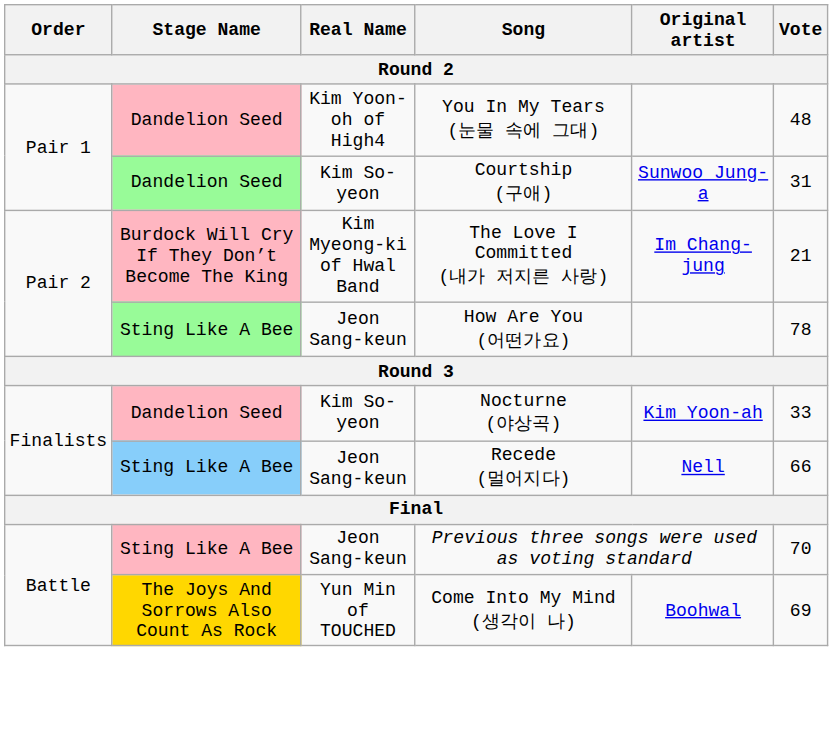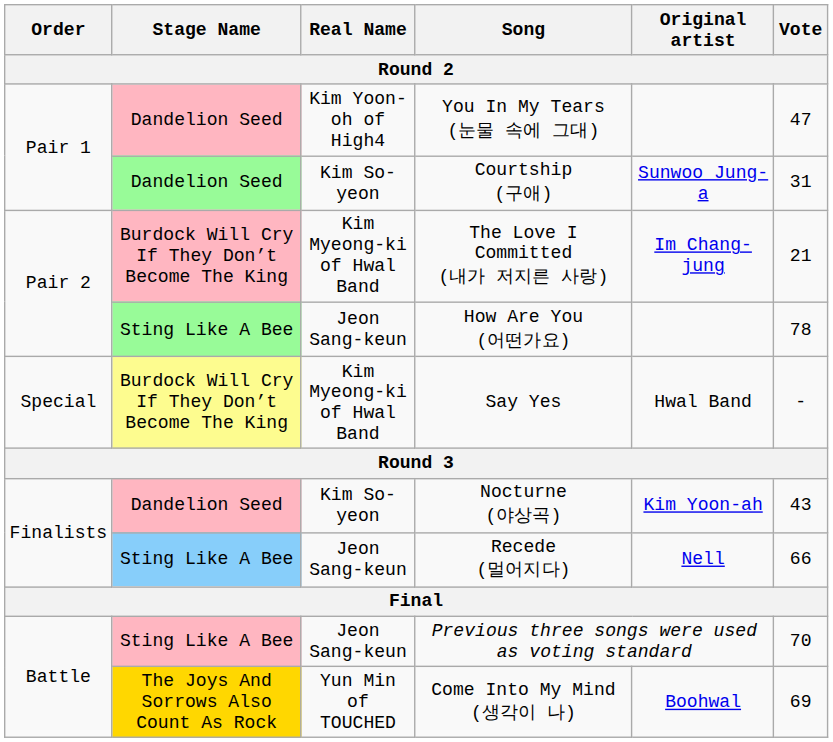(801, 120) 48 -> (801, 120) 47
+ row: (523, 403)
(801, 413) 33 -> (801, 505) 43
